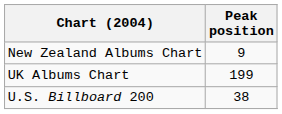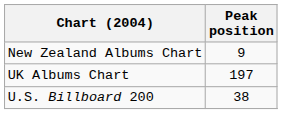(241, 75) 199 -> (241, 75) 197
